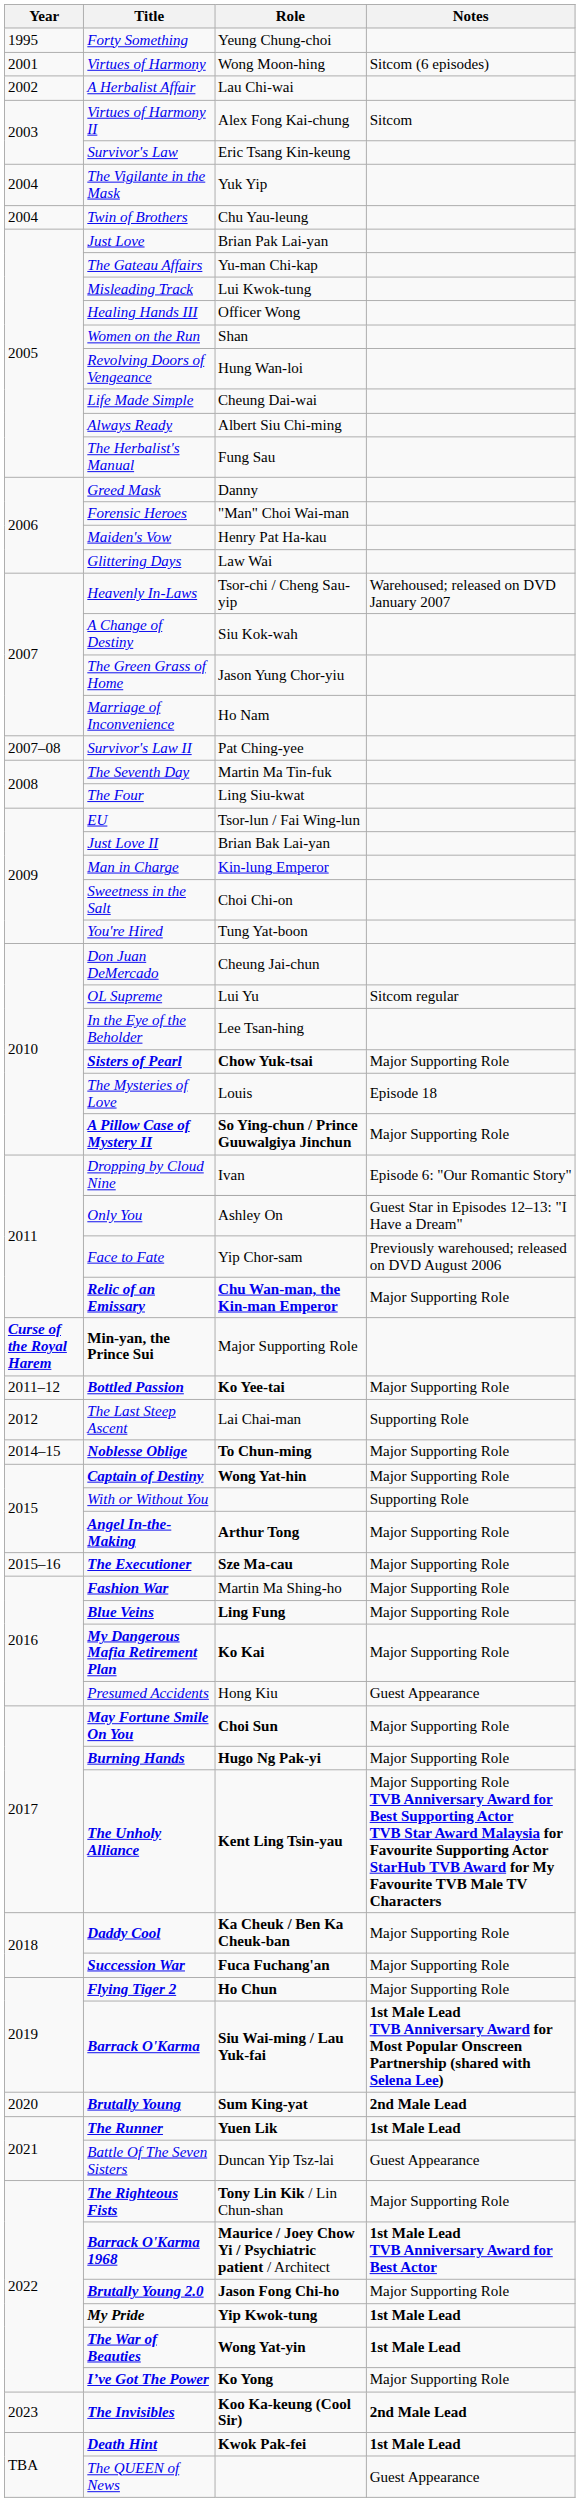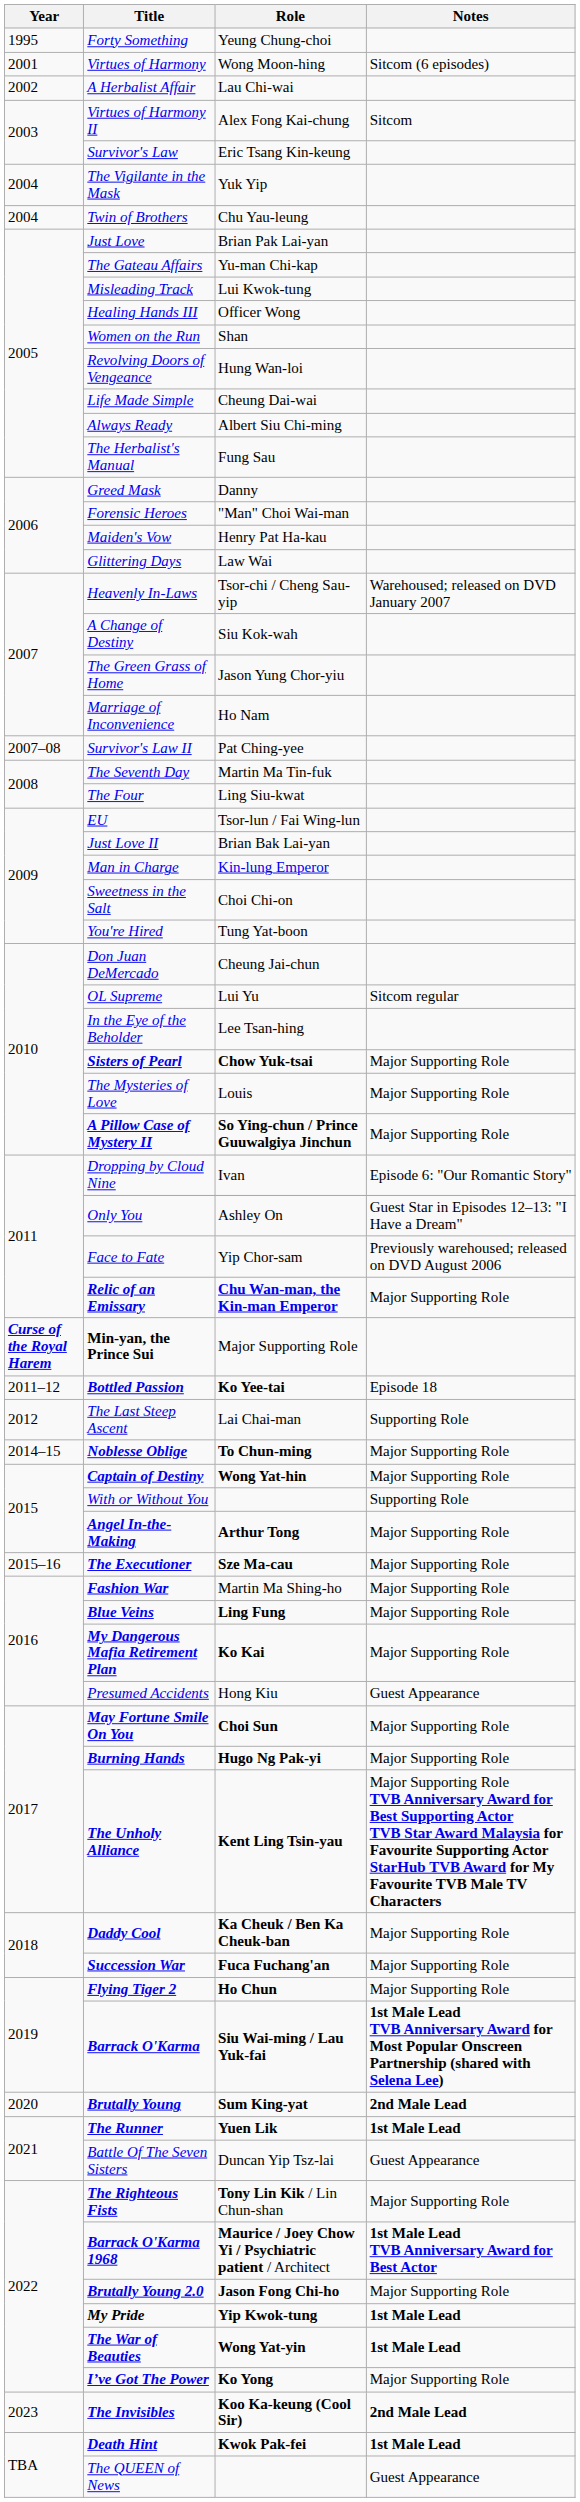(403, 1093) Episode 18 -> (439, 1093) Major Supporting Role
(439, 1387) Major Supporting Role -> (403, 1387) Episode 18
